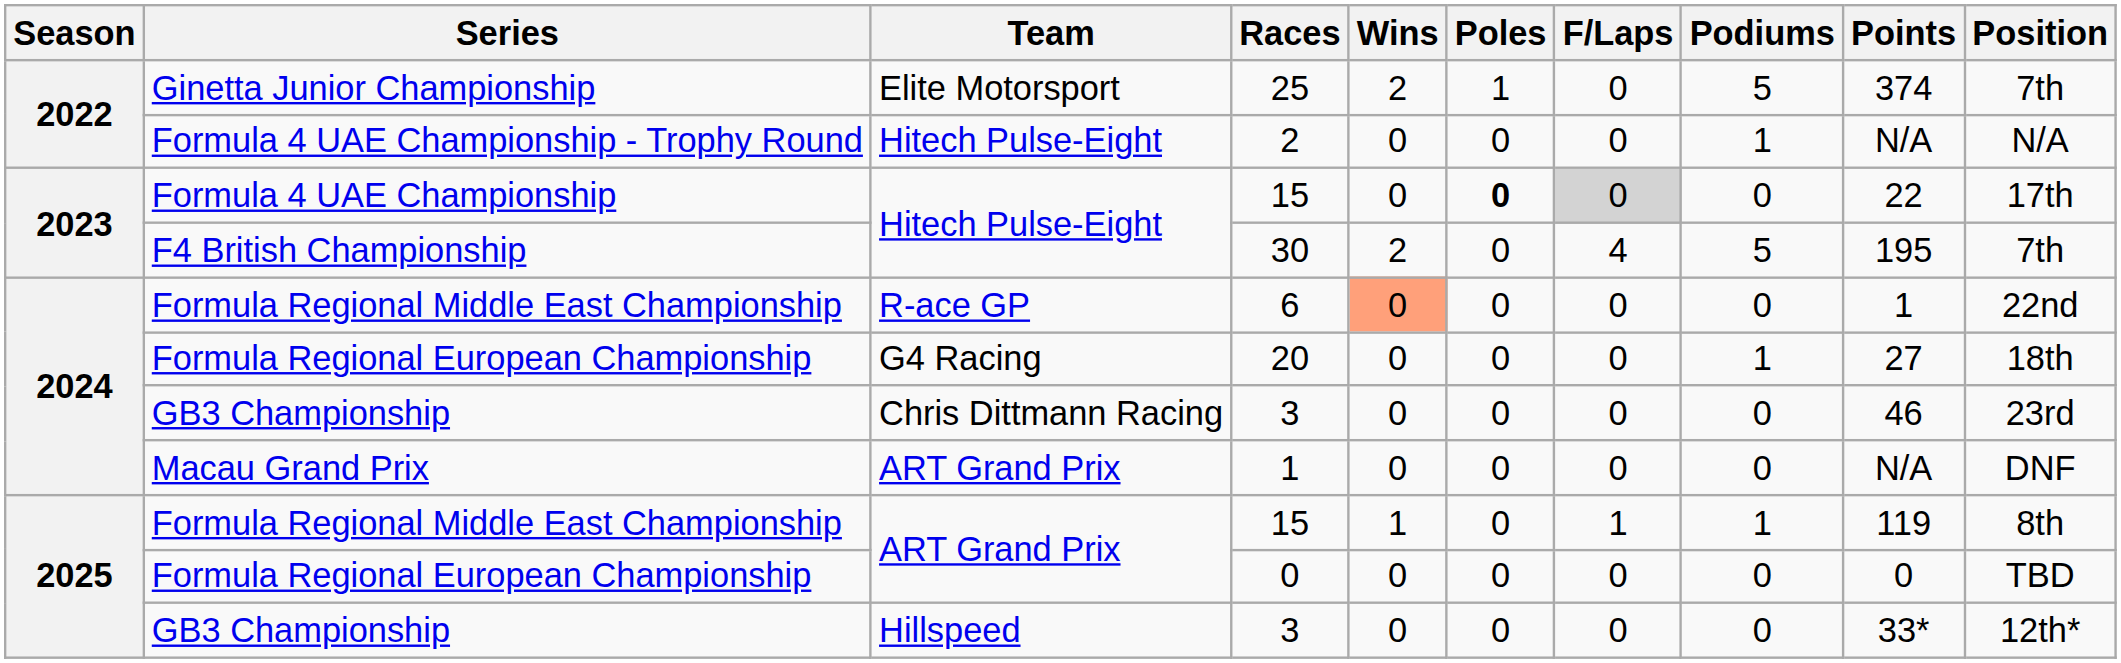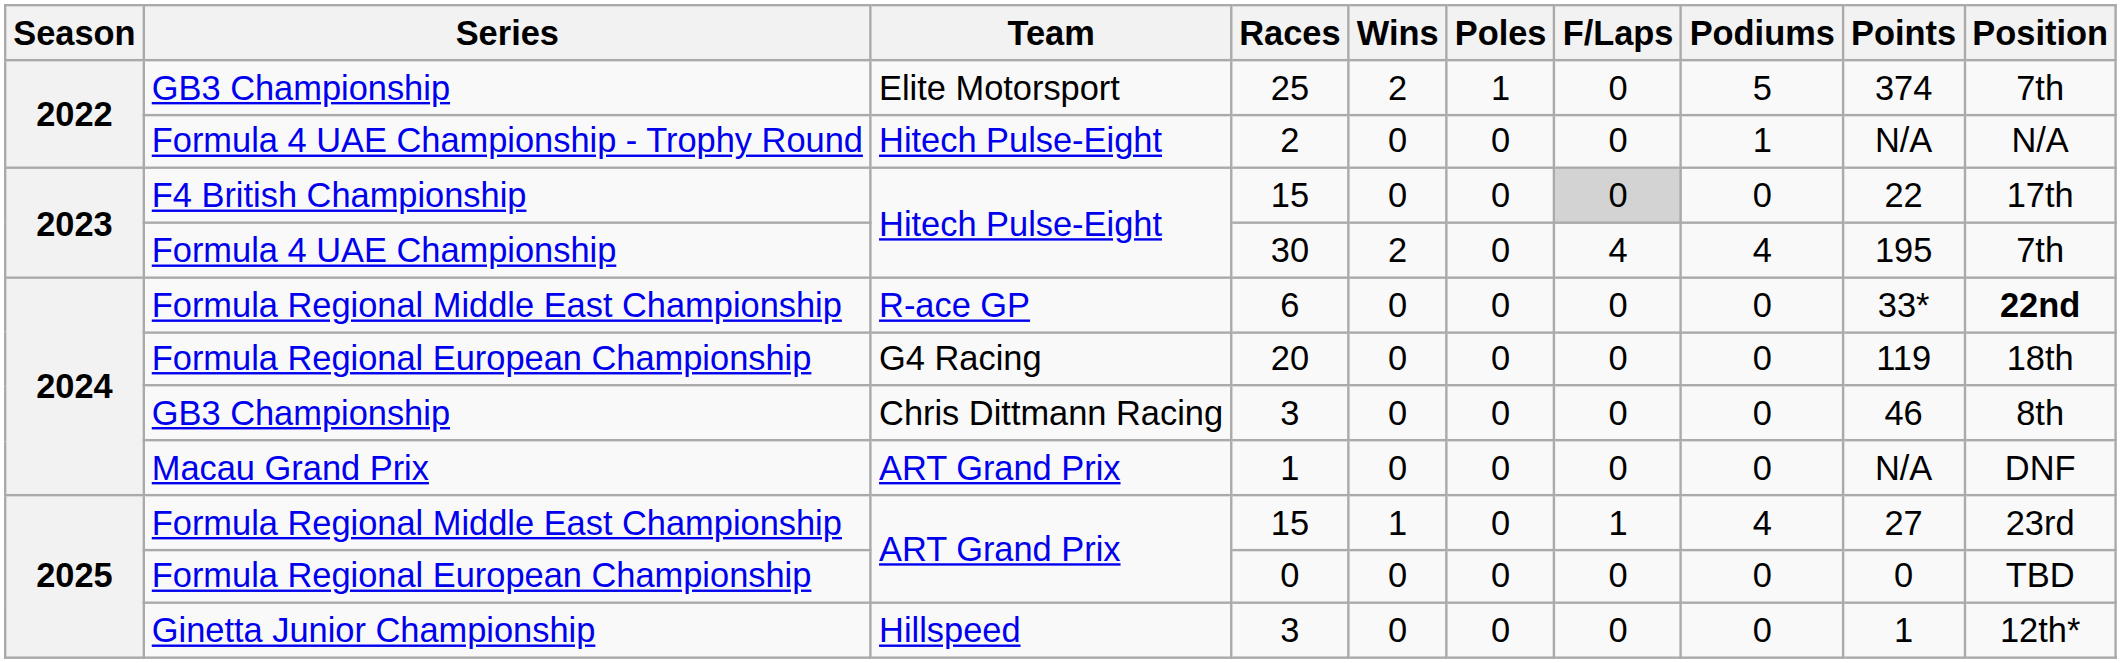(374, 87) Ginetta Junior Championship -> (301, 87) GB3 Championship
(384, 196) Formula 4 UAE Championship -> (339, 196) F4 British Championship
(1501, 196) bold -> (1501, 196) normal
(339, 250) F4 British Championship -> (384, 250) Formula 4 UAE Championship
(1762, 250) 5 -> (1762, 250) 4
(1398, 305) lightsalmon background -> (1398, 305) no background
(1904, 305) 1 -> (1904, 305) 33*
(2040, 305) normal -> (2040, 305) bold
(1762, 359) 1 -> (1762, 359) 0
(1904, 359) 27 -> (1904, 359) 119
(2040, 413) 23rd -> (2040, 413) 8th
(1762, 522) 1 -> (1762, 522) 4
(1904, 522) 119 -> (1904, 522) 27
(2040, 522) 8th -> (2040, 522) 23rd
(301, 631) GB3 Championship -> (374, 631) Ginetta Junior Championship
(1904, 631) 33* -> (1904, 631) 1
